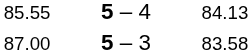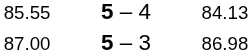(225, 44) 83.58 -> (225, 44) 86.98
